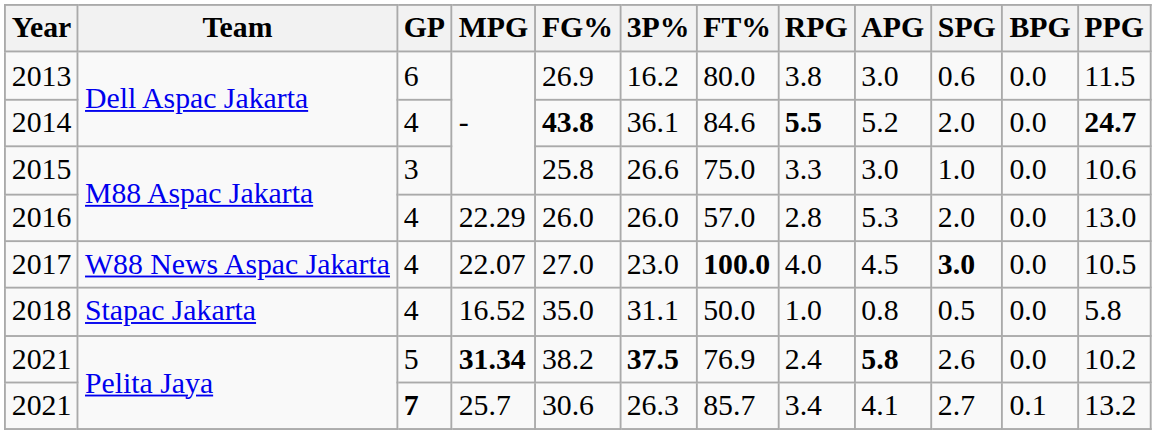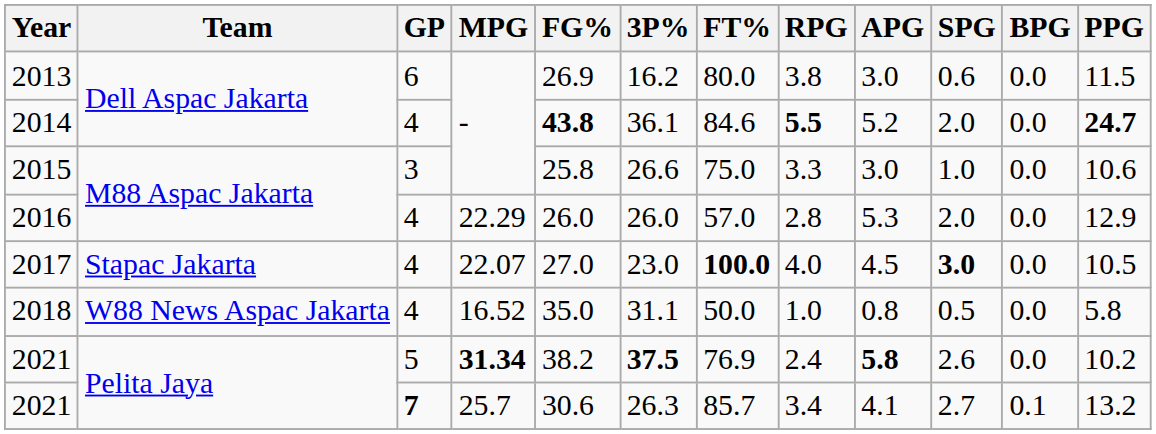(1110, 216) 13.0 -> (1110, 216) 12.9
(238, 264) W88 News Aspac Jakarta -> (171, 264) Stapac Jakarta
(171, 311) Stapac Jakarta -> (238, 311) W88 News Aspac Jakarta
